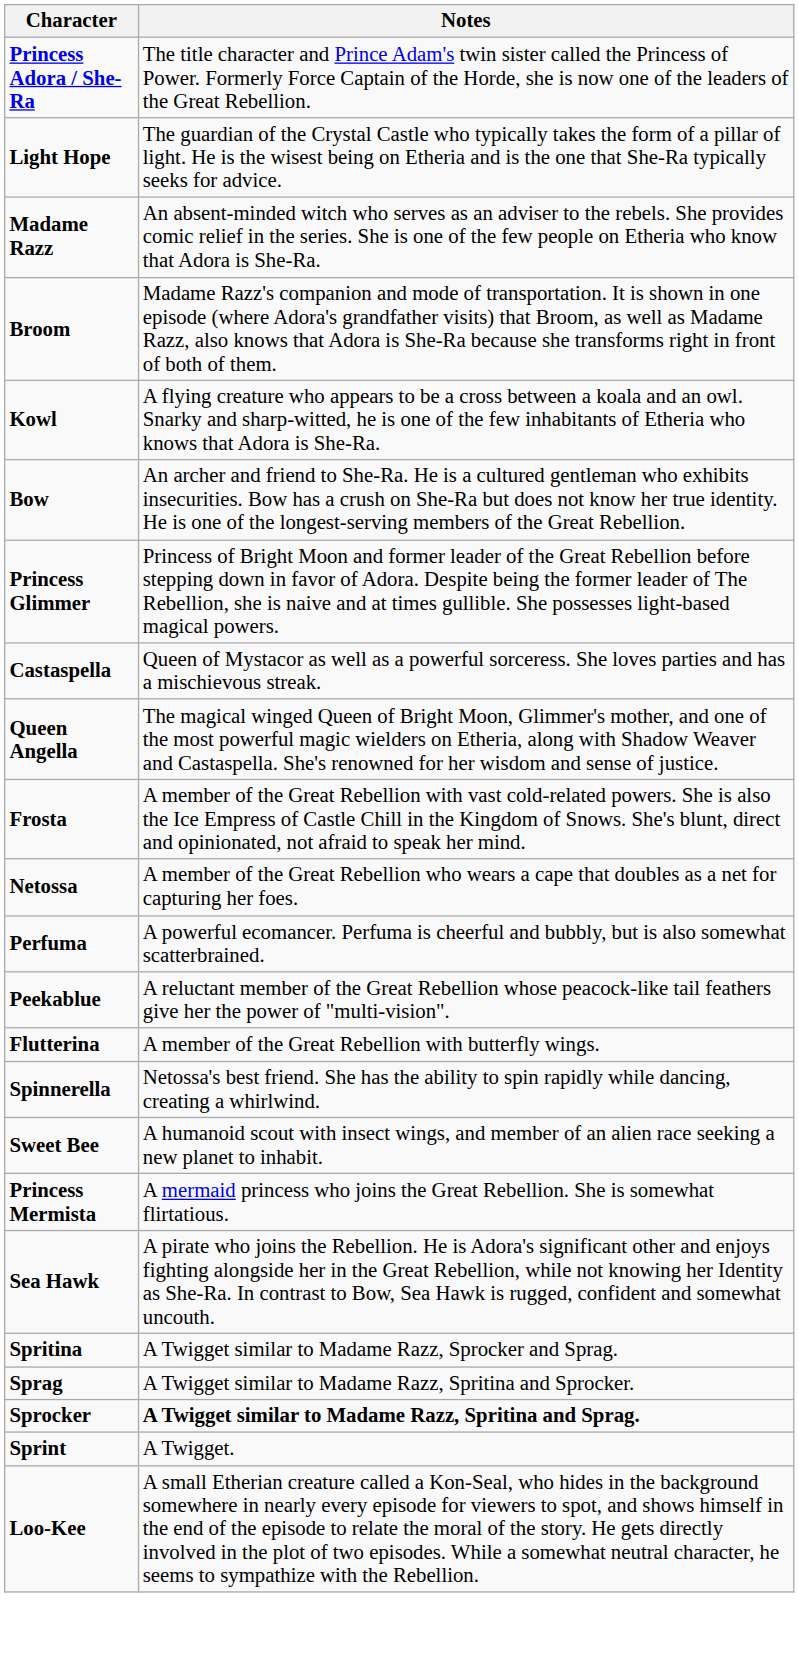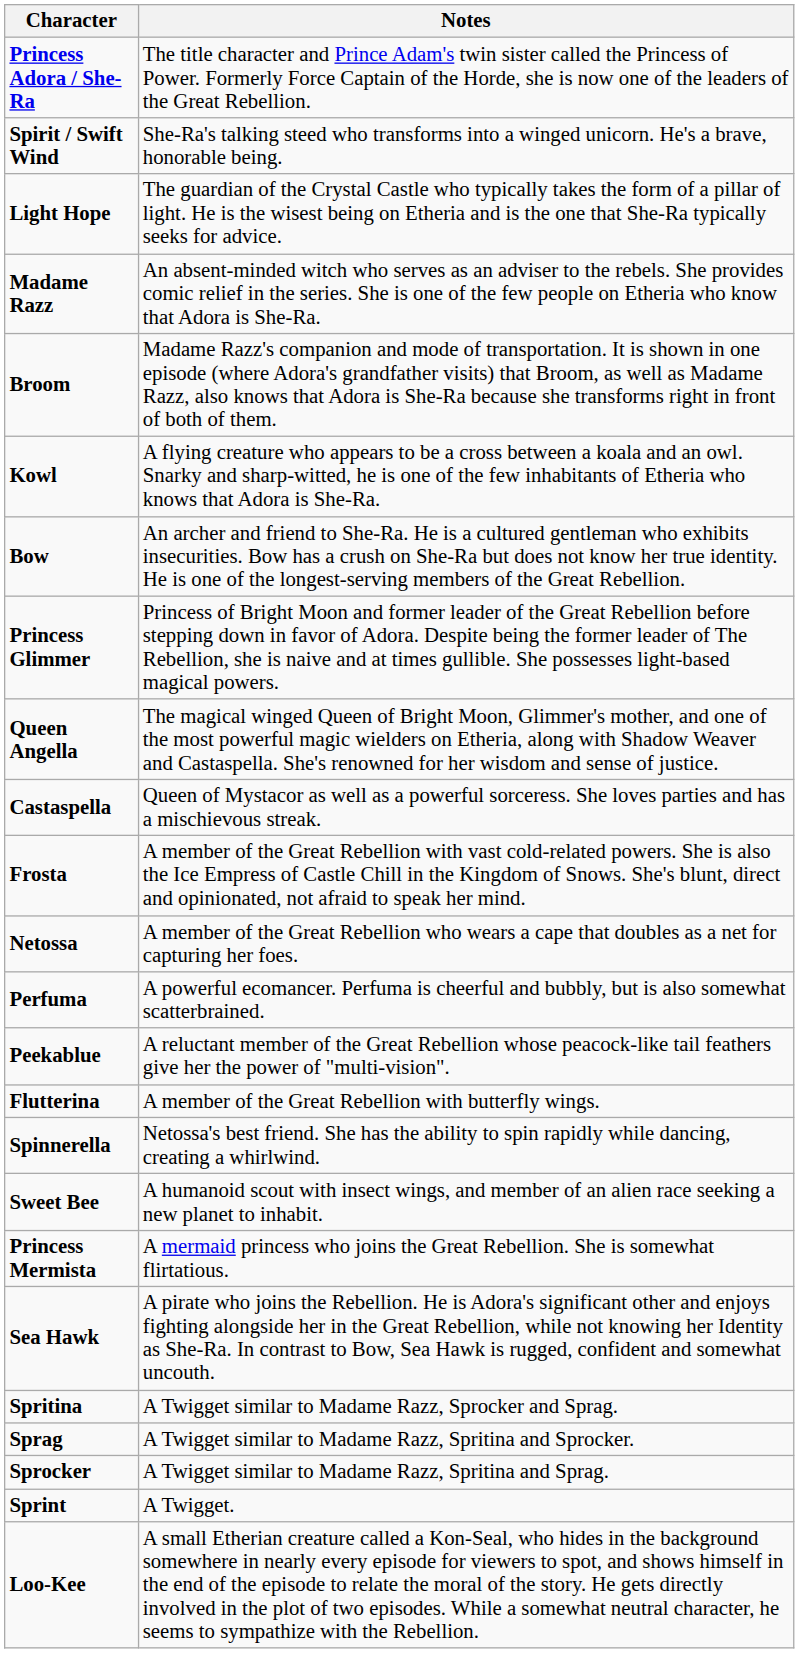+ row: (66, 145)
rows swapped: (44, 739) <-> (60, 670)
(391, 1415) bold -> (376, 1472) normal
